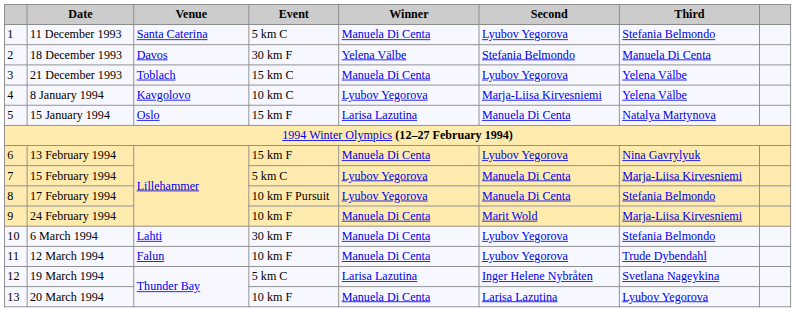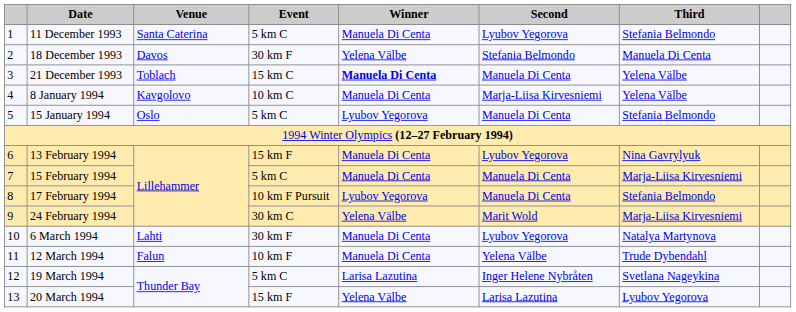(386, 75) normal -> (389, 75) bold
(525, 75) Lyubov Yegorova -> (526, 75) Manuela Di Centa
(385, 95) Lyubov Yegorova -> (386, 95) Manuela Di Centa
(272, 115) 15 km F -> (270, 115) 5 km C
(379, 115) Larisa Lazutina -> (385, 115) Lyubov Yegorova
(669, 115) Natalya Martynova -> (669, 115) Stefania Belmondo
(385, 175) Lyubov Yegorova -> (386, 175) Manuela Di Centa
(272, 216) 10 km F -> (273, 216) 30 km C
(386, 216) Manuela Di Centa -> (374, 216) Yelena Välbe
(669, 236) Stefania Belmondo -> (669, 236) Natalya Martynova
(525, 256) Lyubov Yegorova -> (514, 256) Yelena Välbe
(272, 296) 10 km F -> (272, 296) 15 km F
(386, 296) Manuela Di Centa -> (374, 296) Yelena Välbe
